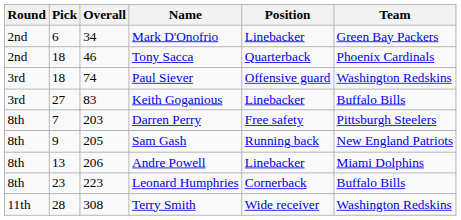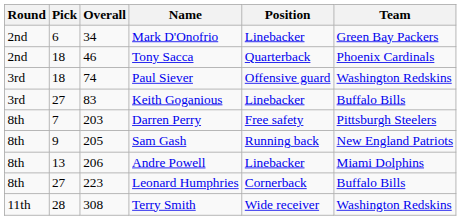(59, 183) 23 -> (59, 183) 27
